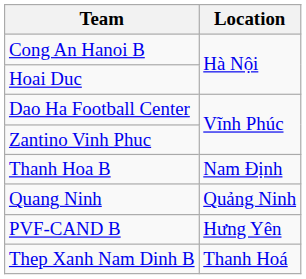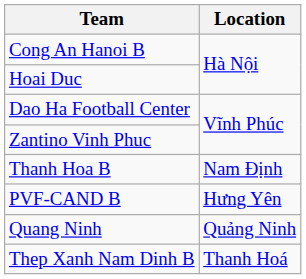rows swapped: (65, 229) <-> (55, 199)
